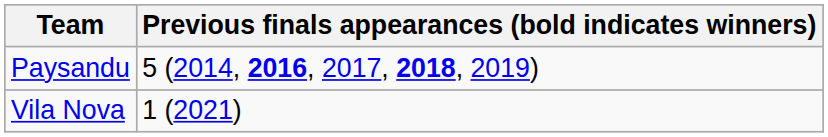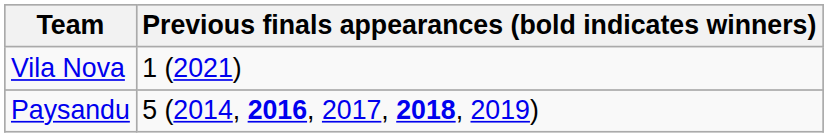rows swapped: (70, 68) <-> (68, 110)
